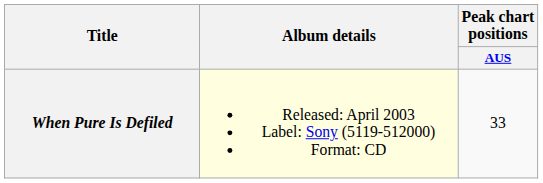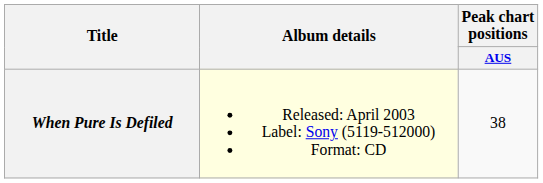(498, 123) 33 -> (498, 123) 38
